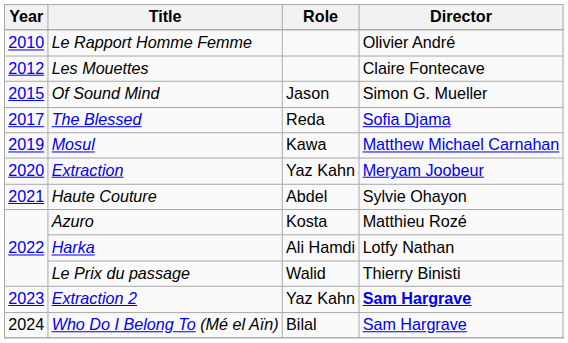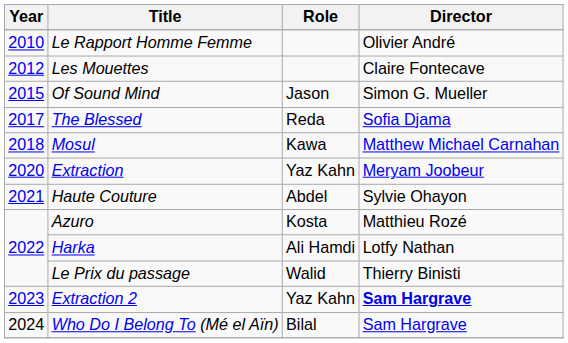(26, 145) 2019 -> (26, 145) 2018
